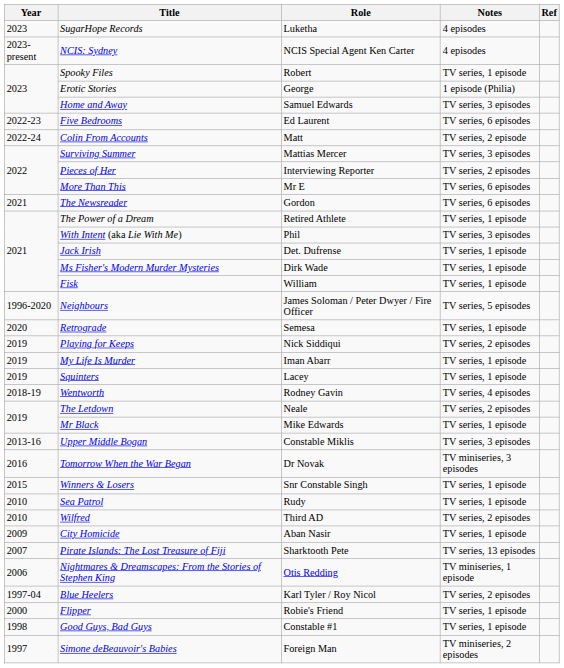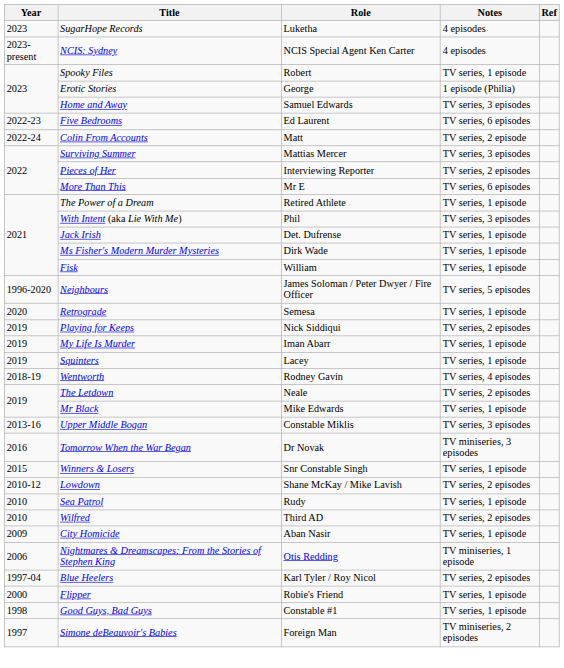- row: (94, 202)
+ row: (80, 485)
- row: (143, 550)
